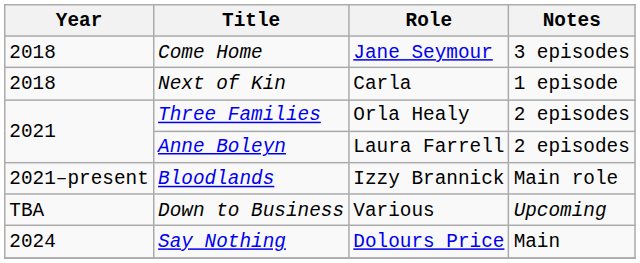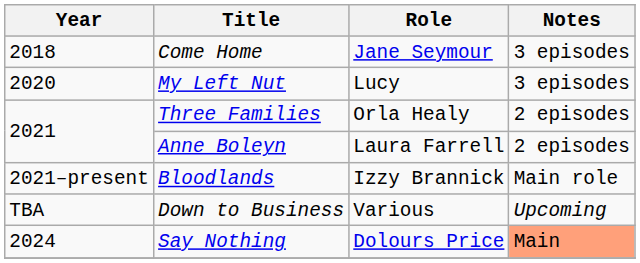- row: (222, 84)
+ row: (222, 84)
(537, 242) no background -> (537, 242) lightsalmon background
